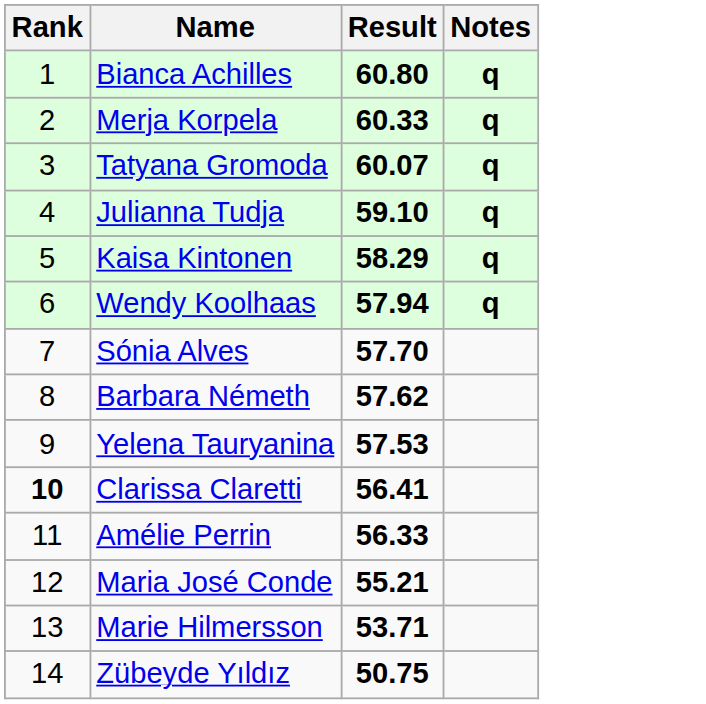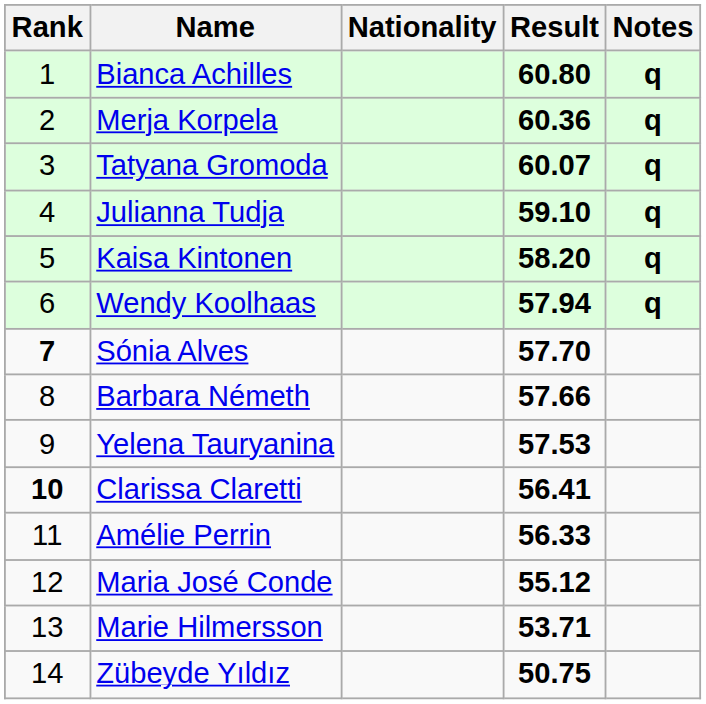+ column: (422, 27)
(392, 119) 60.33 -> (554, 119) 60.36
(392, 258) 58.29 -> (554, 258) 58.20
(47, 350) normal -> (47, 350) bold
(392, 397) 57.62 -> (554, 397) 57.66
(392, 581) 55.21 -> (554, 581) 55.12
